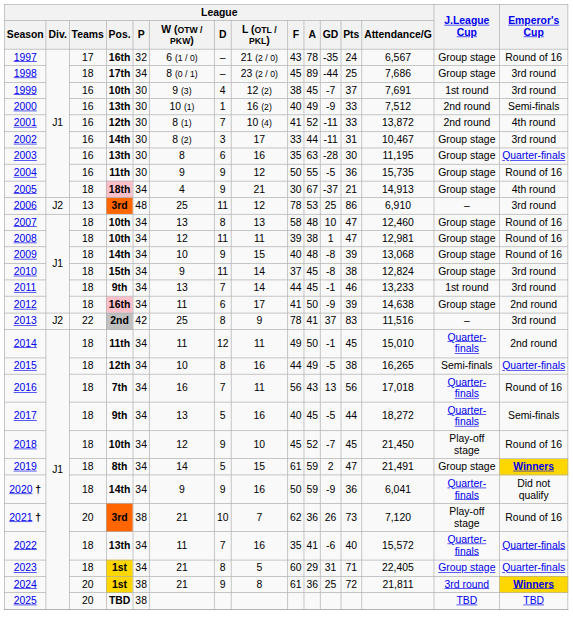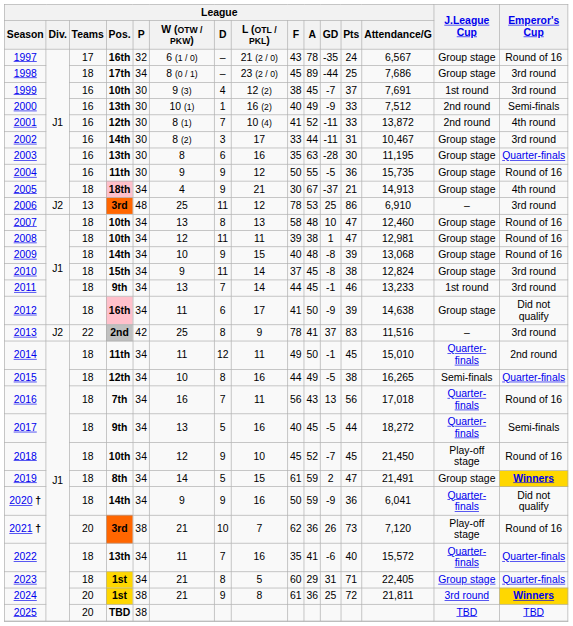(534, 304) 2nd round -> (534, 310) Did not qualify
